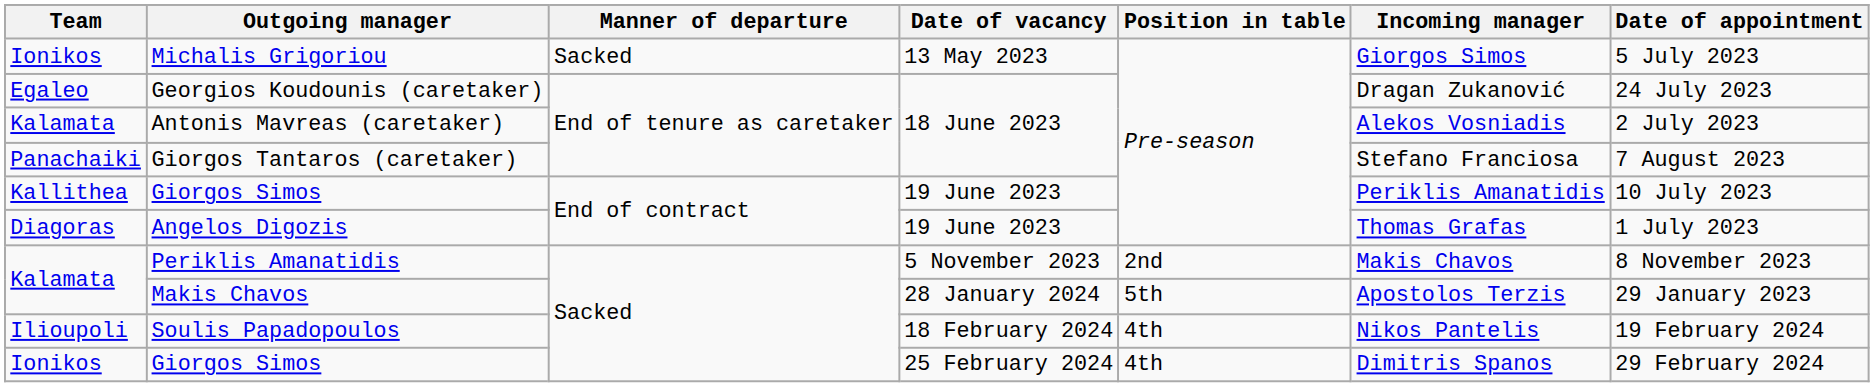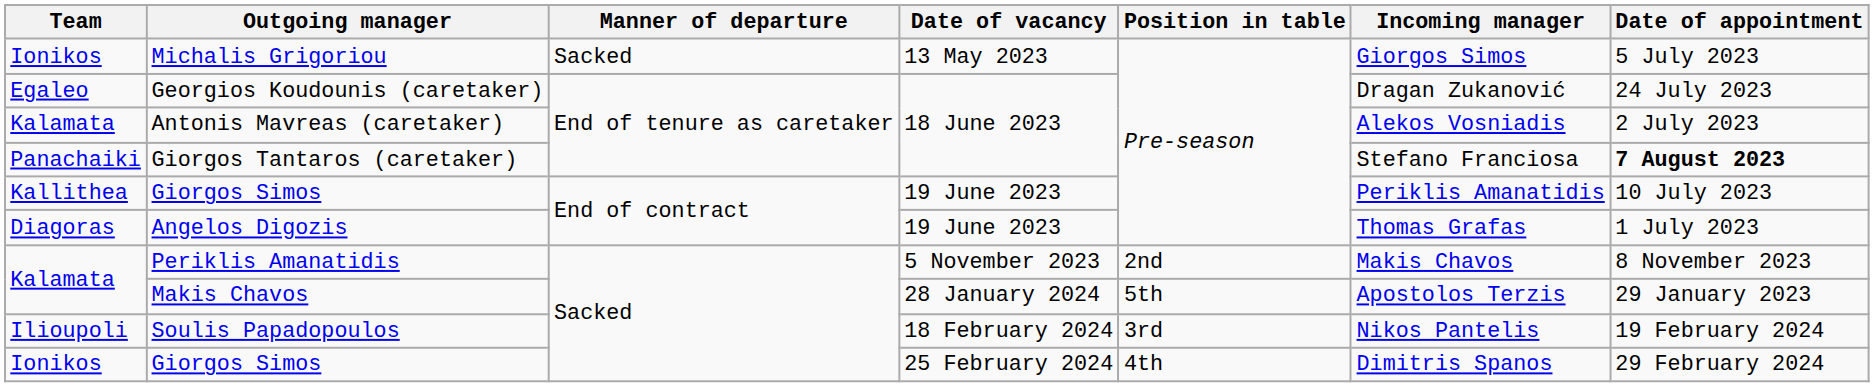(1700, 159) normal -> (1700, 159) bold
(1143, 331) 4th -> (1143, 331) 3rd
